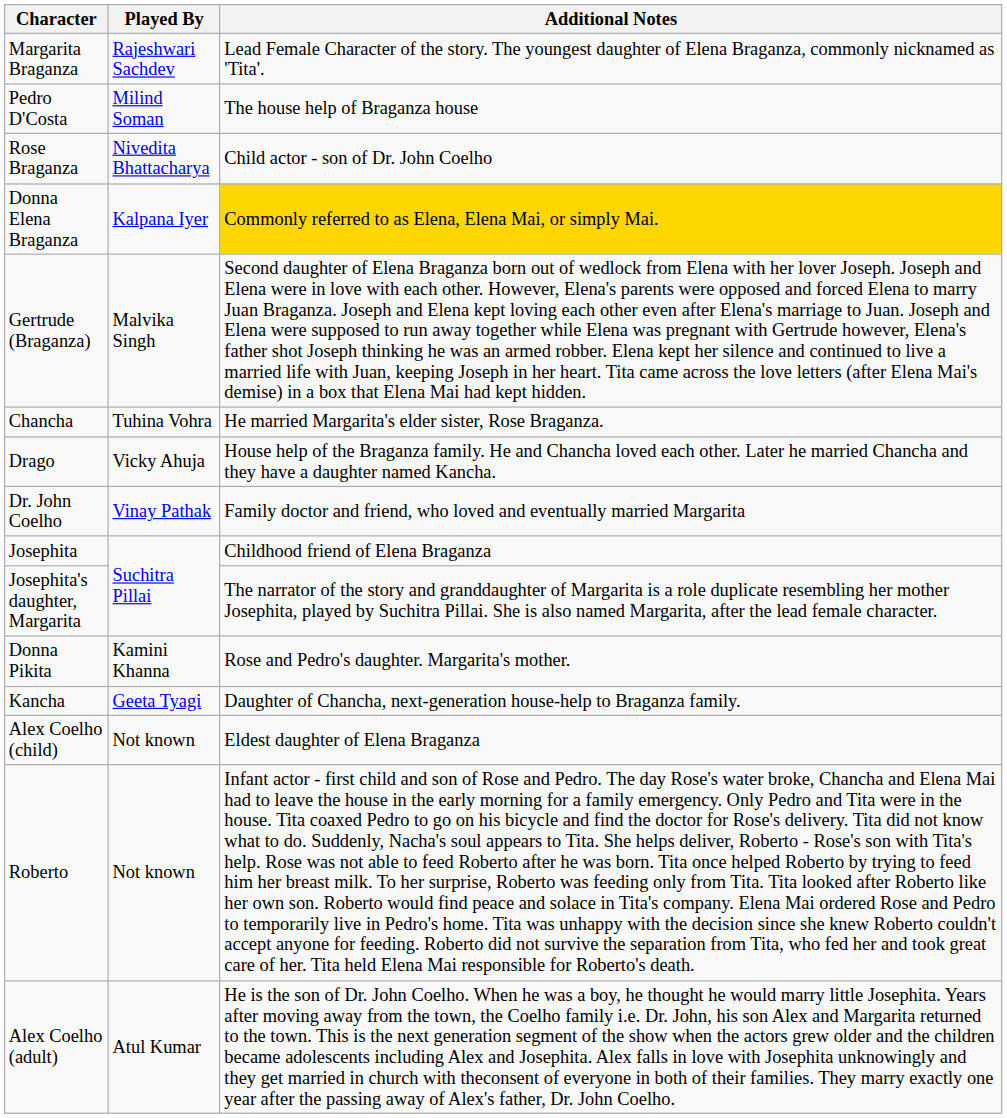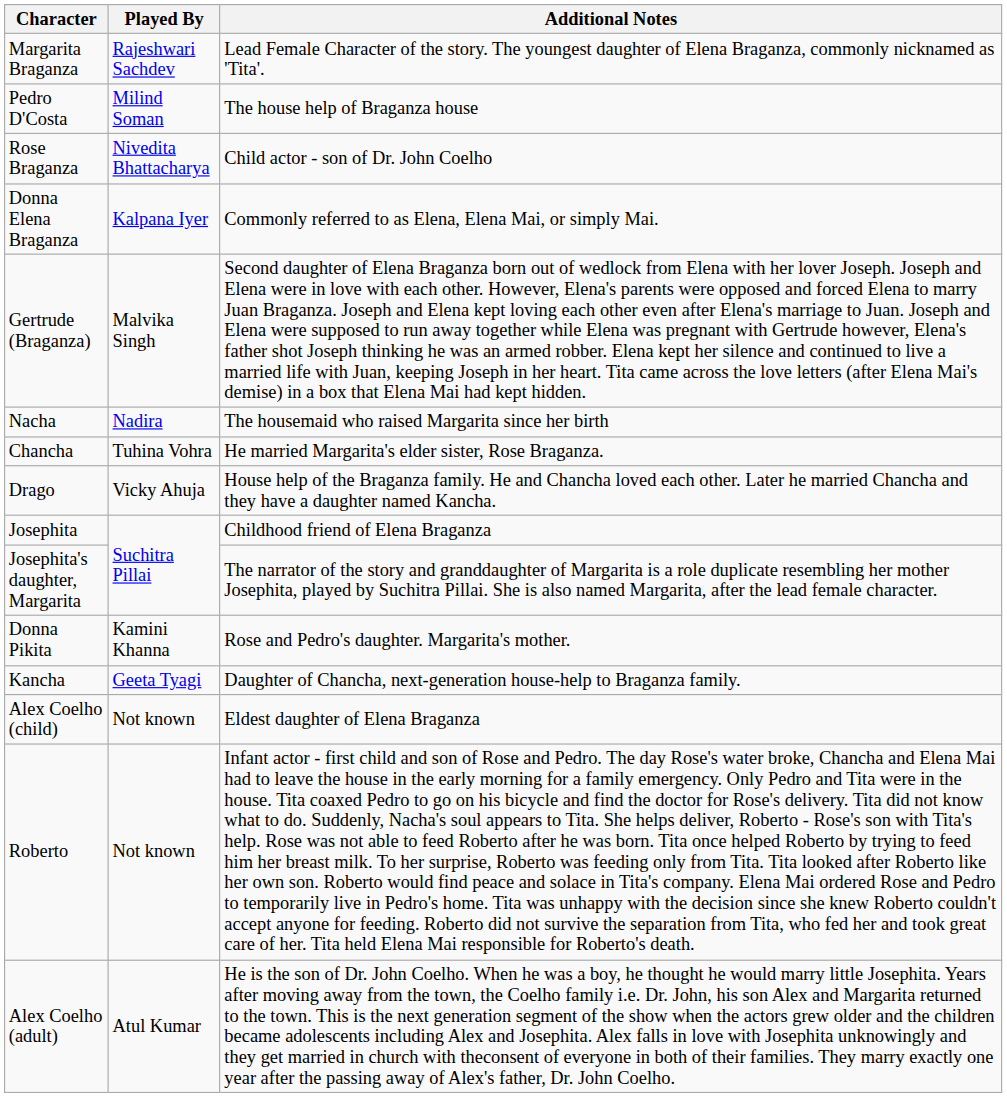(442, 218) gold background -> (442, 218) no background
+ row: (32, 421)
- row: (40, 511)
